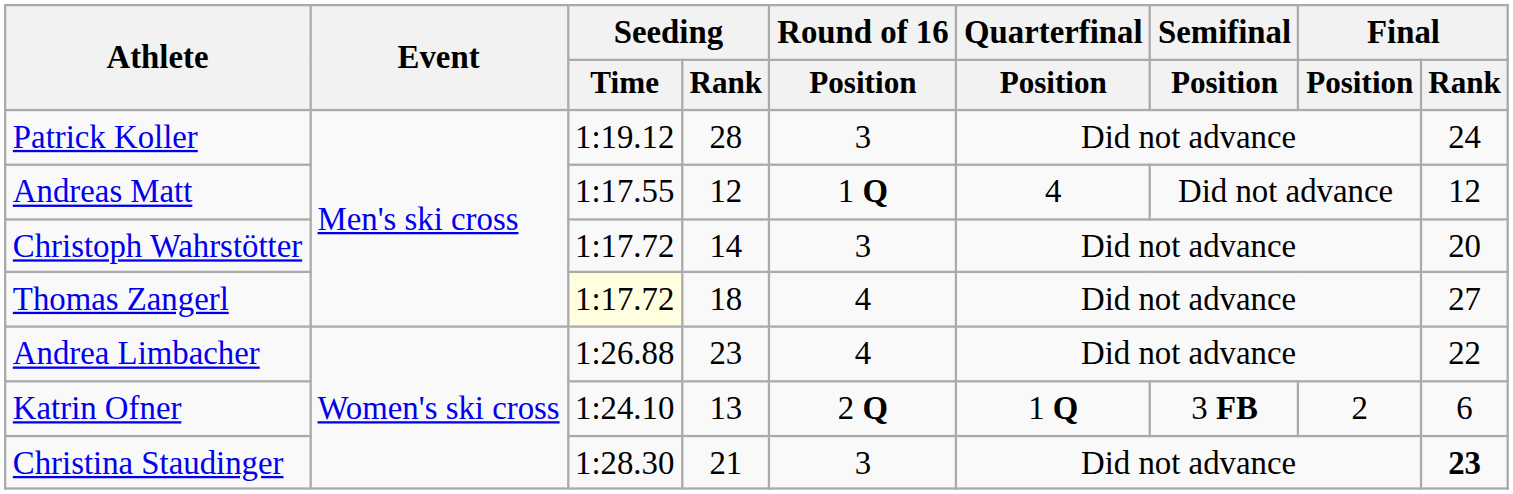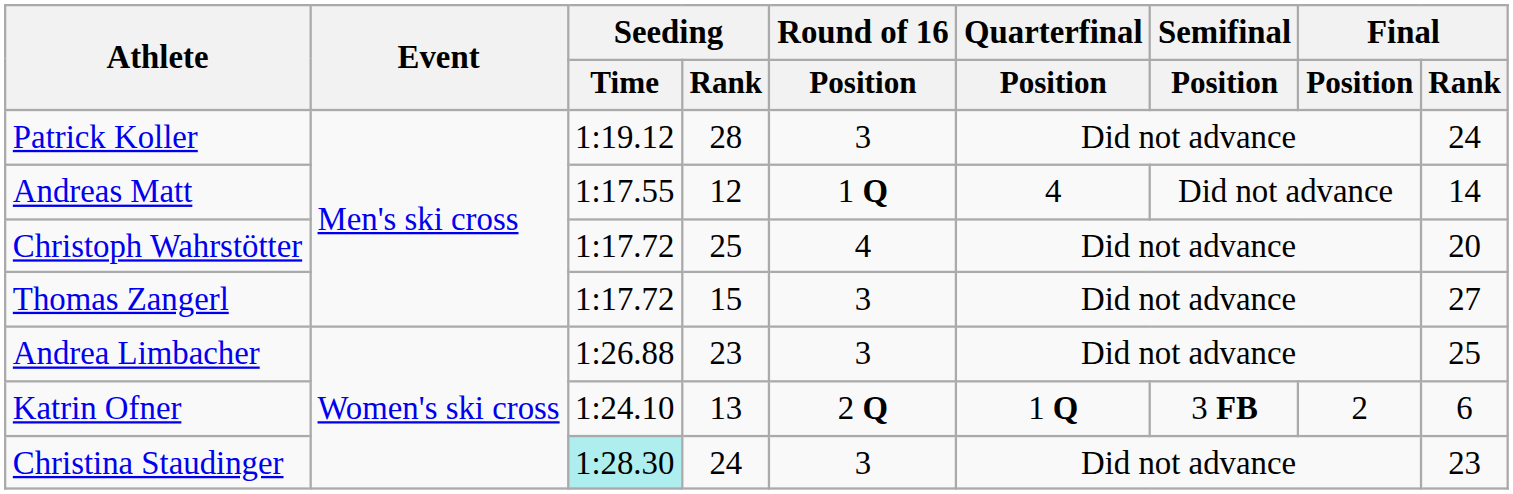(1465, 191) 12 -> (1465, 191) 14
(726, 245) 14 -> (726, 245) 25
(863, 245) 3 -> (863, 245) 4
(625, 299) lightyellow background -> (625, 299) no background
(726, 299) 18 -> (726, 299) 15
(863, 299) 4 -> (863, 299) 3
(863, 353) 4 -> (863, 353) 3
(1465, 353) 22 -> (1465, 353) 25
(625, 462) no background -> (625, 462) paleturquoise background
(726, 462) 21 -> (726, 462) 24
(1465, 462) bold -> (1465, 462) normal
